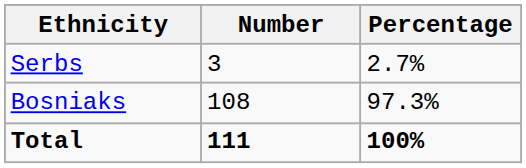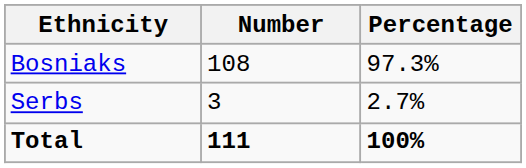rows swapped: (68, 103) <-> (47, 64)
